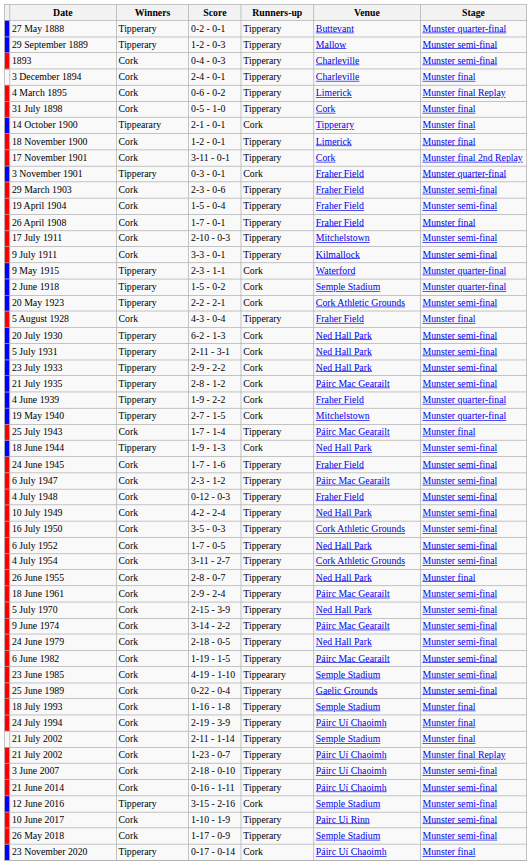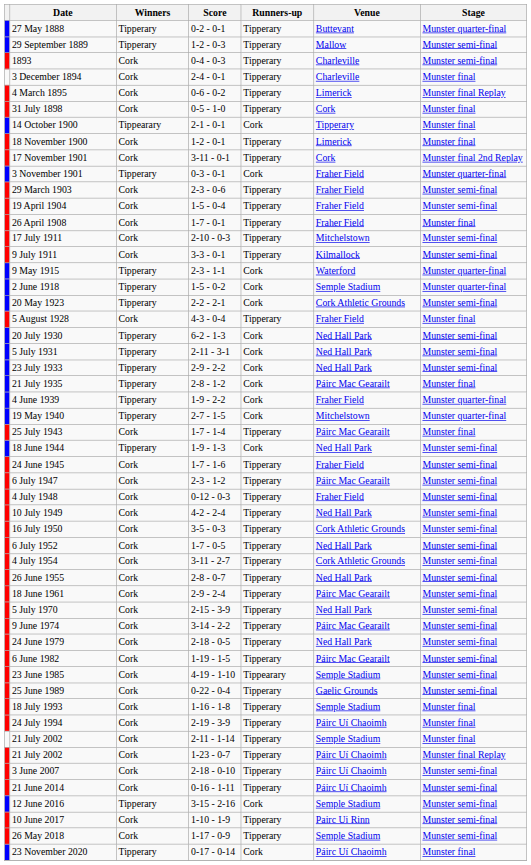(460, 384) Munster semi-final -> (449, 384) Munster final
(449, 578) Munster final -> (460, 578) Munster semi-final
